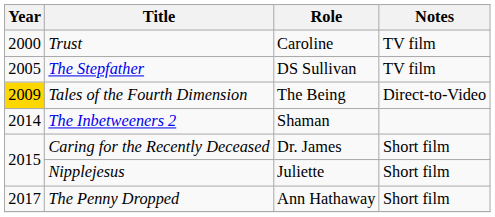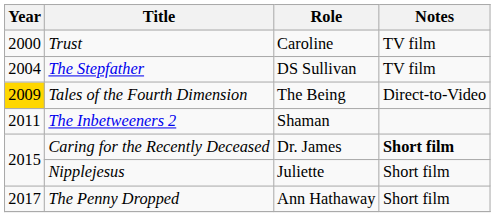(25, 69) 2005 -> (25, 69) 2004
(25, 120) 2014 -> (24, 120) 2011
(416, 146) normal -> (419, 146) bold
